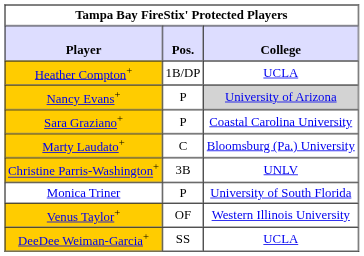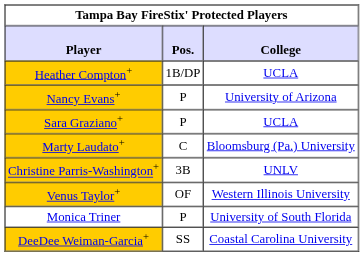(281, 97) lightgrey background -> (281, 97) no background
(281, 121) Coastal Carolina University -> (281, 121) UCLA
rows swapped: (84, 215) <-> (84, 192)
(281, 239) UCLA -> (281, 239) Coastal Carolina University
